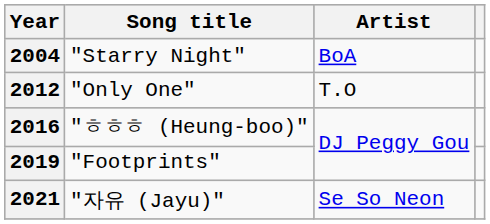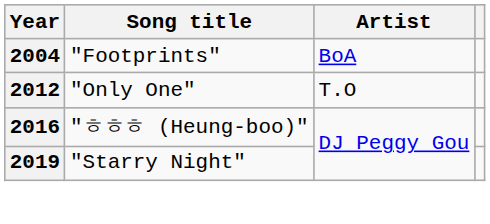(158, 56) "Starry Night" -> (145, 56) "Footprints"
(145, 163) "Footprints" -> (158, 163) "Starry Night"
- row: (35, 200)
